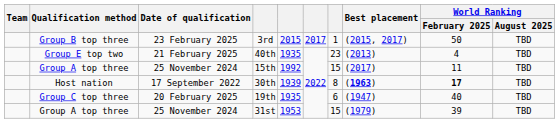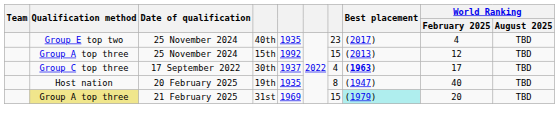- row: (265, 40)
(196, 54) 21 February 2025 -> (196, 40) 25 November 2024
(361, 54) (2013) -> (361, 40) (2017)
(361, 68) (2017) -> (361, 54) (2013)
(457, 68) 11 -> (457, 54) 12
(84, 82) Host nation -> (84, 68) Group C top three
(290, 82) 1939 -> (290, 68) 1937
(335, 82) 8 -> (335, 68) 4
(457, 82) bold -> (457, 68) normal
(84, 97) Group C top three -> (84, 82) Host nation
(335, 97) 6 -> (335, 82) 8
(84, 111) no background -> (84, 97) khaki background
(196, 111) 25 November 2024 -> (196, 97) 21 February 2025
(290, 111) 1953 -> (290, 97) 1969
(361, 111) no background -> (361, 97) paleturquoise background
(457, 111) 39 -> (457, 97) 20
